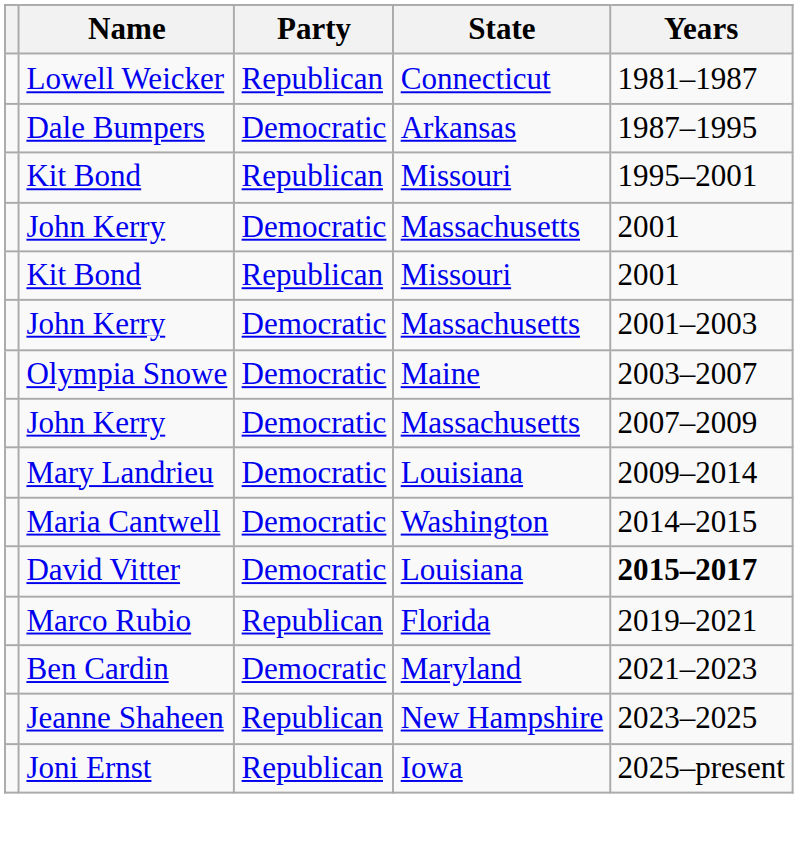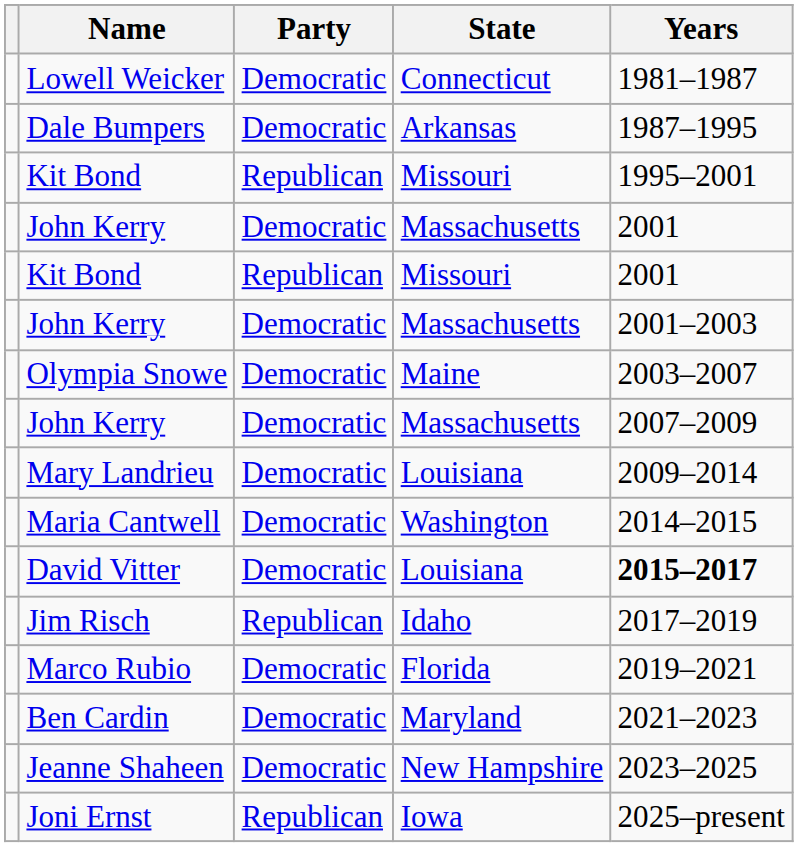(312, 78) Republican -> (314, 78) Democratic
+ row: (88, 619)
(312, 619) Republican -> (314, 669) Democratic
(312, 718) Republican -> (314, 767) Democratic
